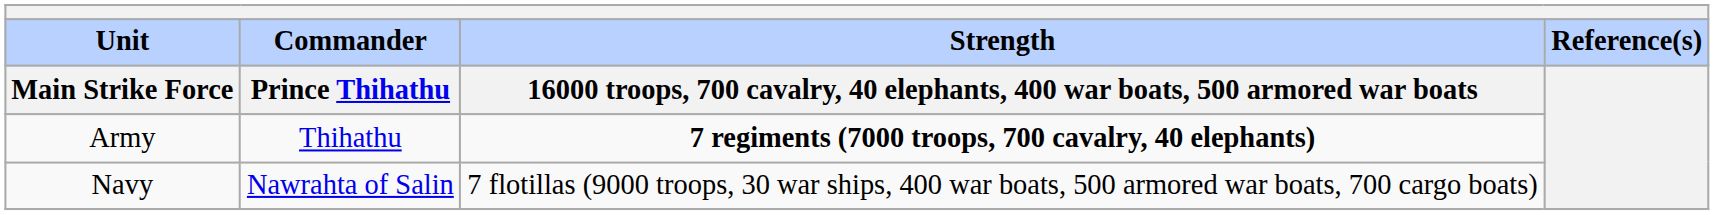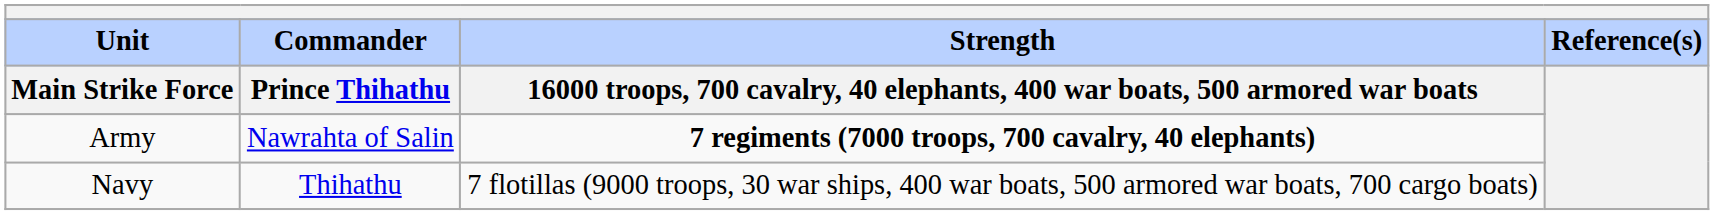(350, 137) Thihathu -> (350, 137) Nawrahta of Salin
(350, 184) Nawrahta of Salin -> (350, 184) Thihathu
